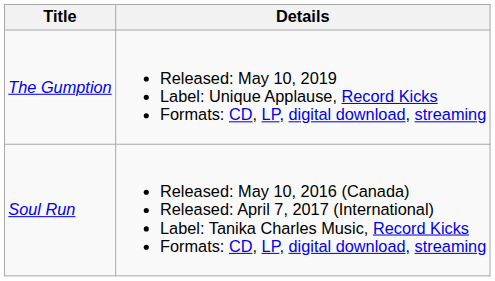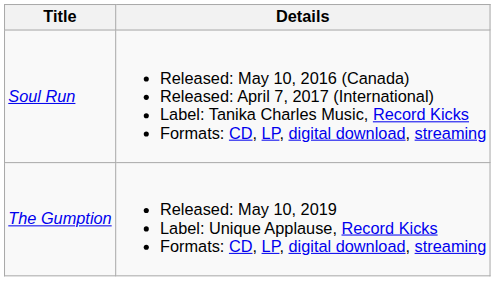rows swapped: (42, 209) <-> (60, 87)
